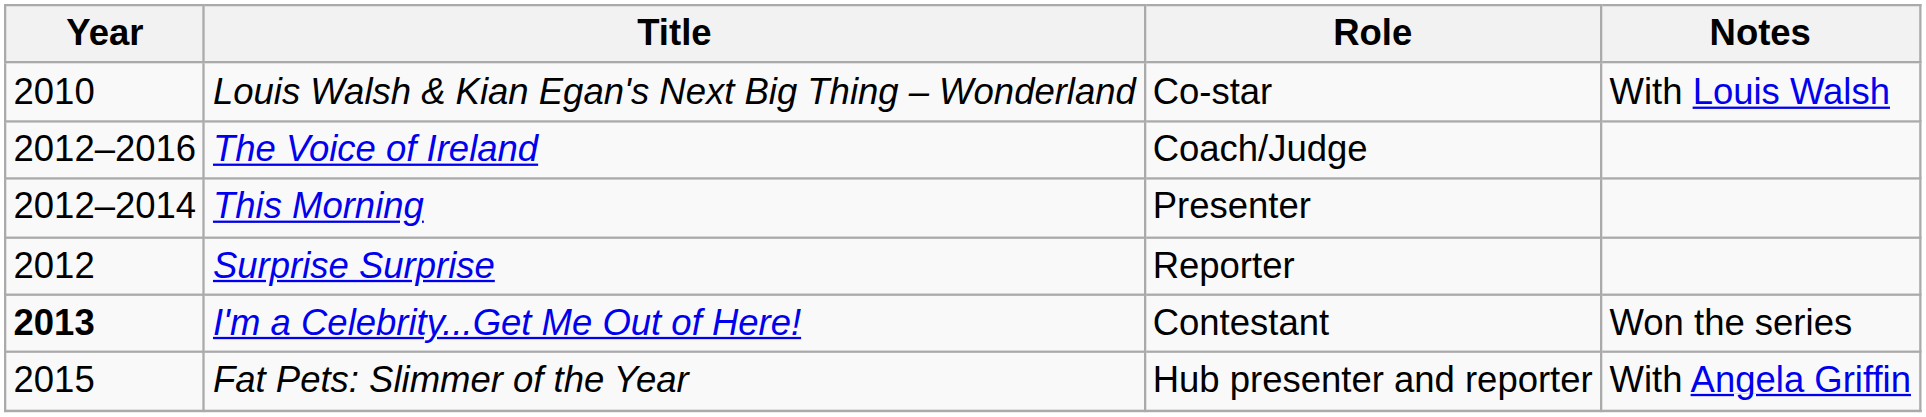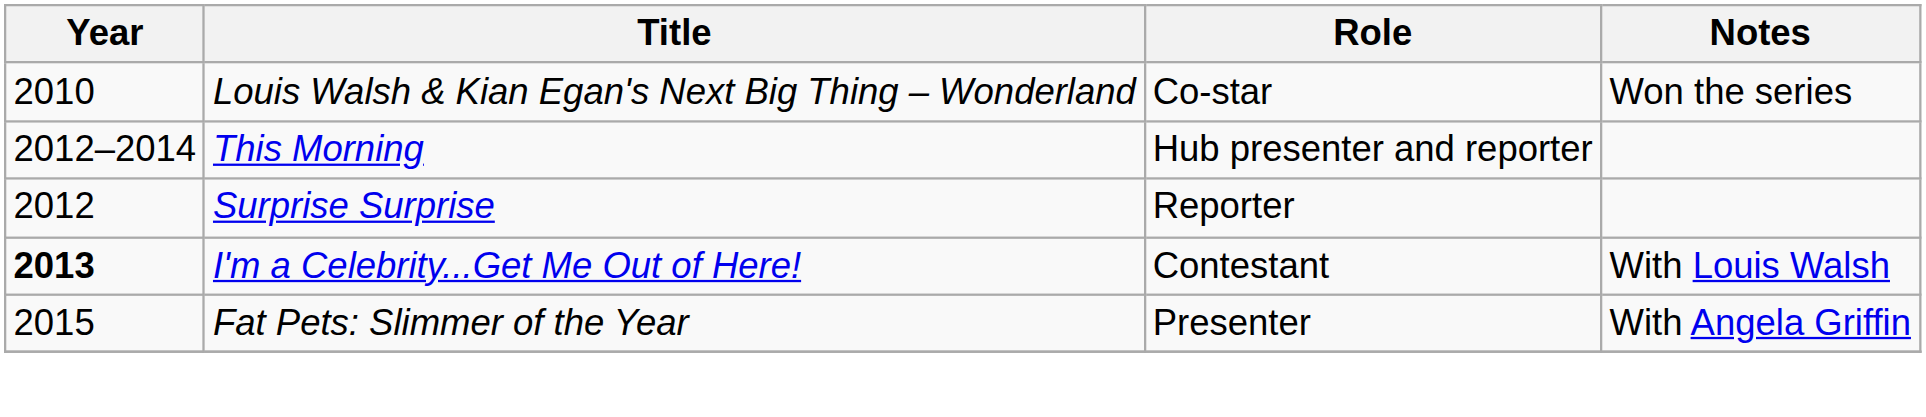(1750, 91) With Louis Walsh -> (1731, 91) Won the series
- row: (376, 149)
(1232, 206) Presenter -> (1373, 149) Hub presenter and reporter
(1731, 322) Won the series -> (1750, 264) With Louis Walsh
(1373, 380) Hub presenter and reporter -> (1232, 322) Presenter
